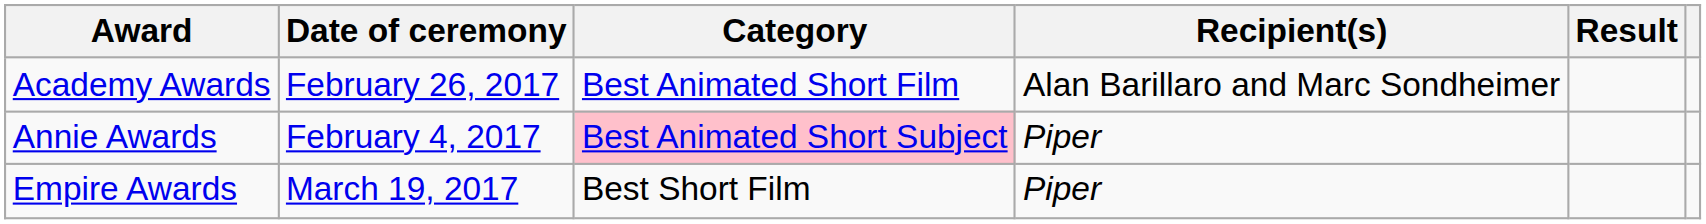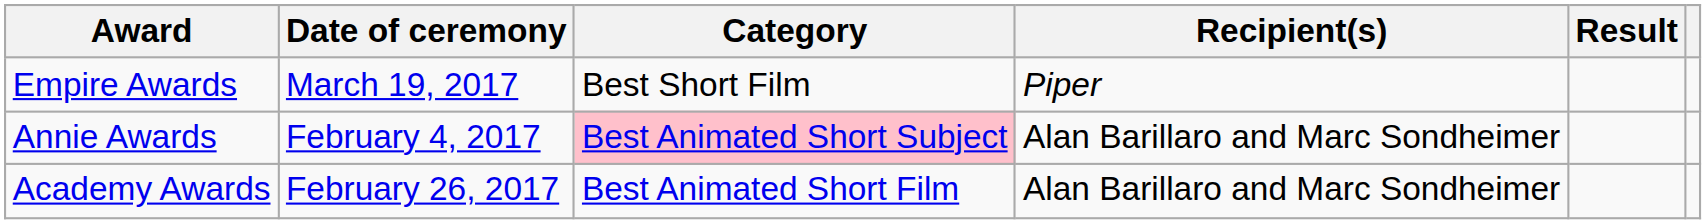rows swapped: (142, 84) <-> (125, 190)
(1062, 137) Piper -> (1292, 137) Alan Barillaro and Marc Sondheimer
